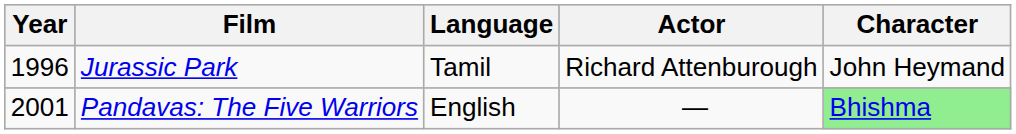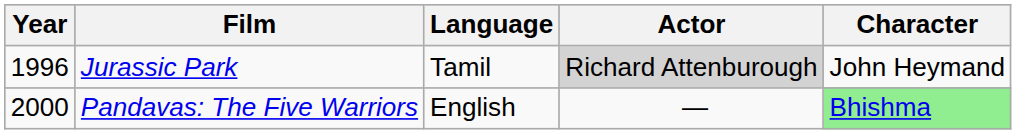(691, 66) no background -> (691, 66) lightgrey background
(40, 107) 2001 -> (40, 107) 2000
